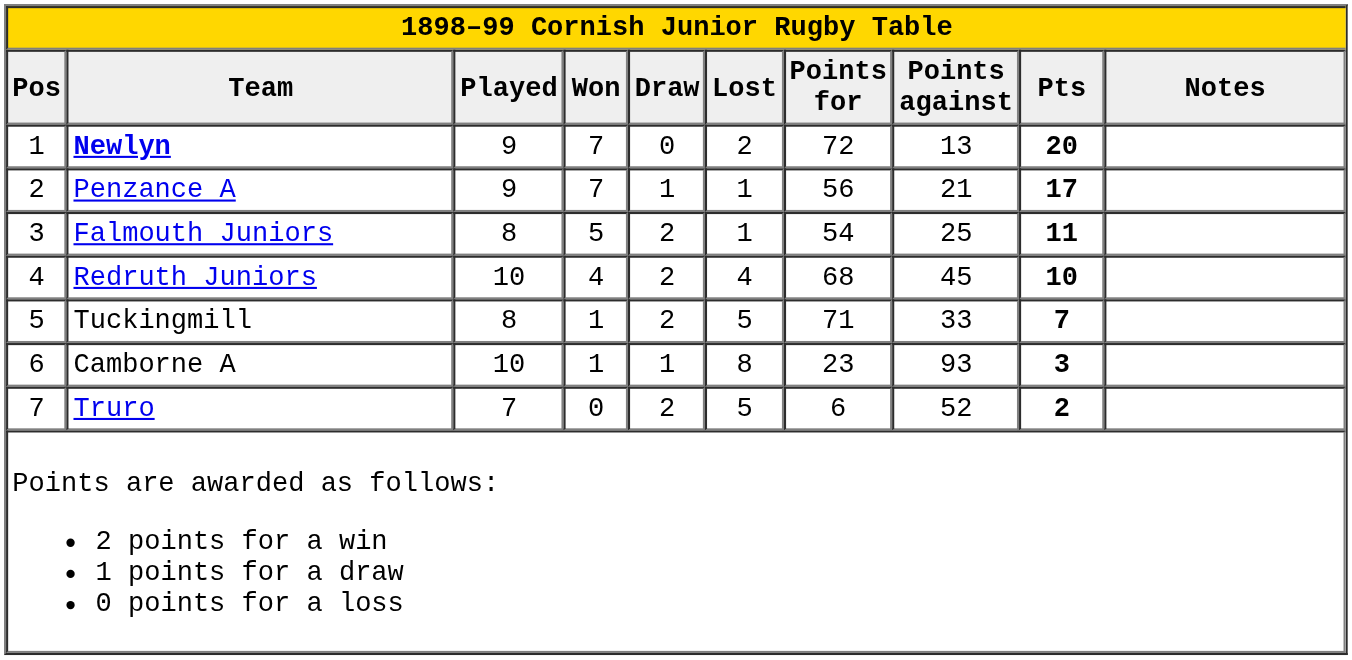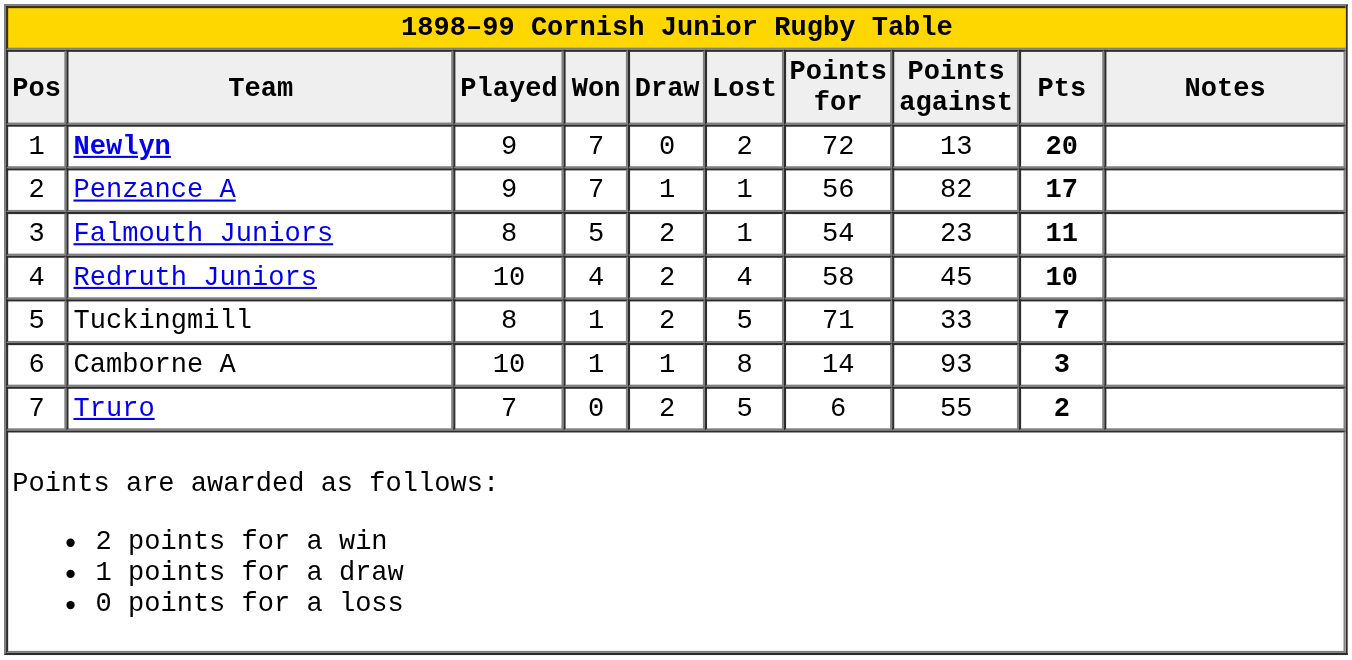(956, 190) 21 -> (956, 190) 82
(956, 234) 25 -> (956, 234) 23
(838, 278) 68 -> (838, 278) 58
(838, 365) 23 -> (838, 365) 14
(956, 409) 52 -> (956, 409) 55
